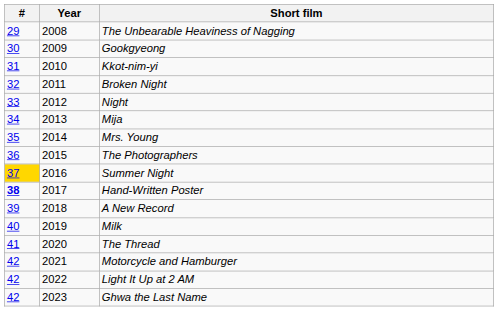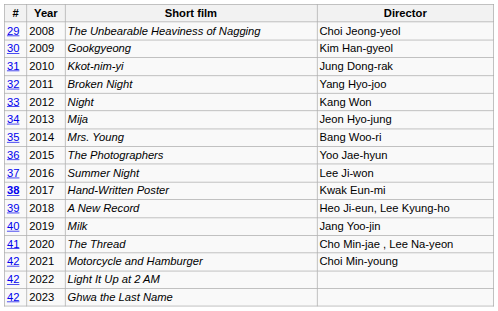+ column: (405, 13)
(13, 173) gold background -> (13, 173) no background
